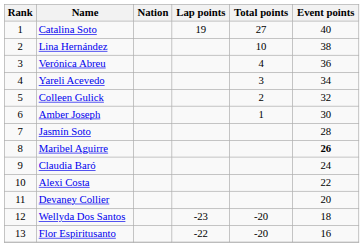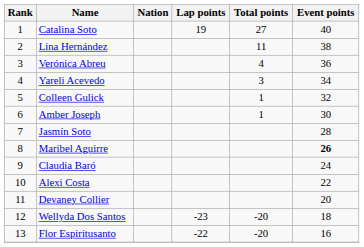(261, 47) 10 -> (261, 47) 11
(261, 98) 2 -> (261, 98) 1
